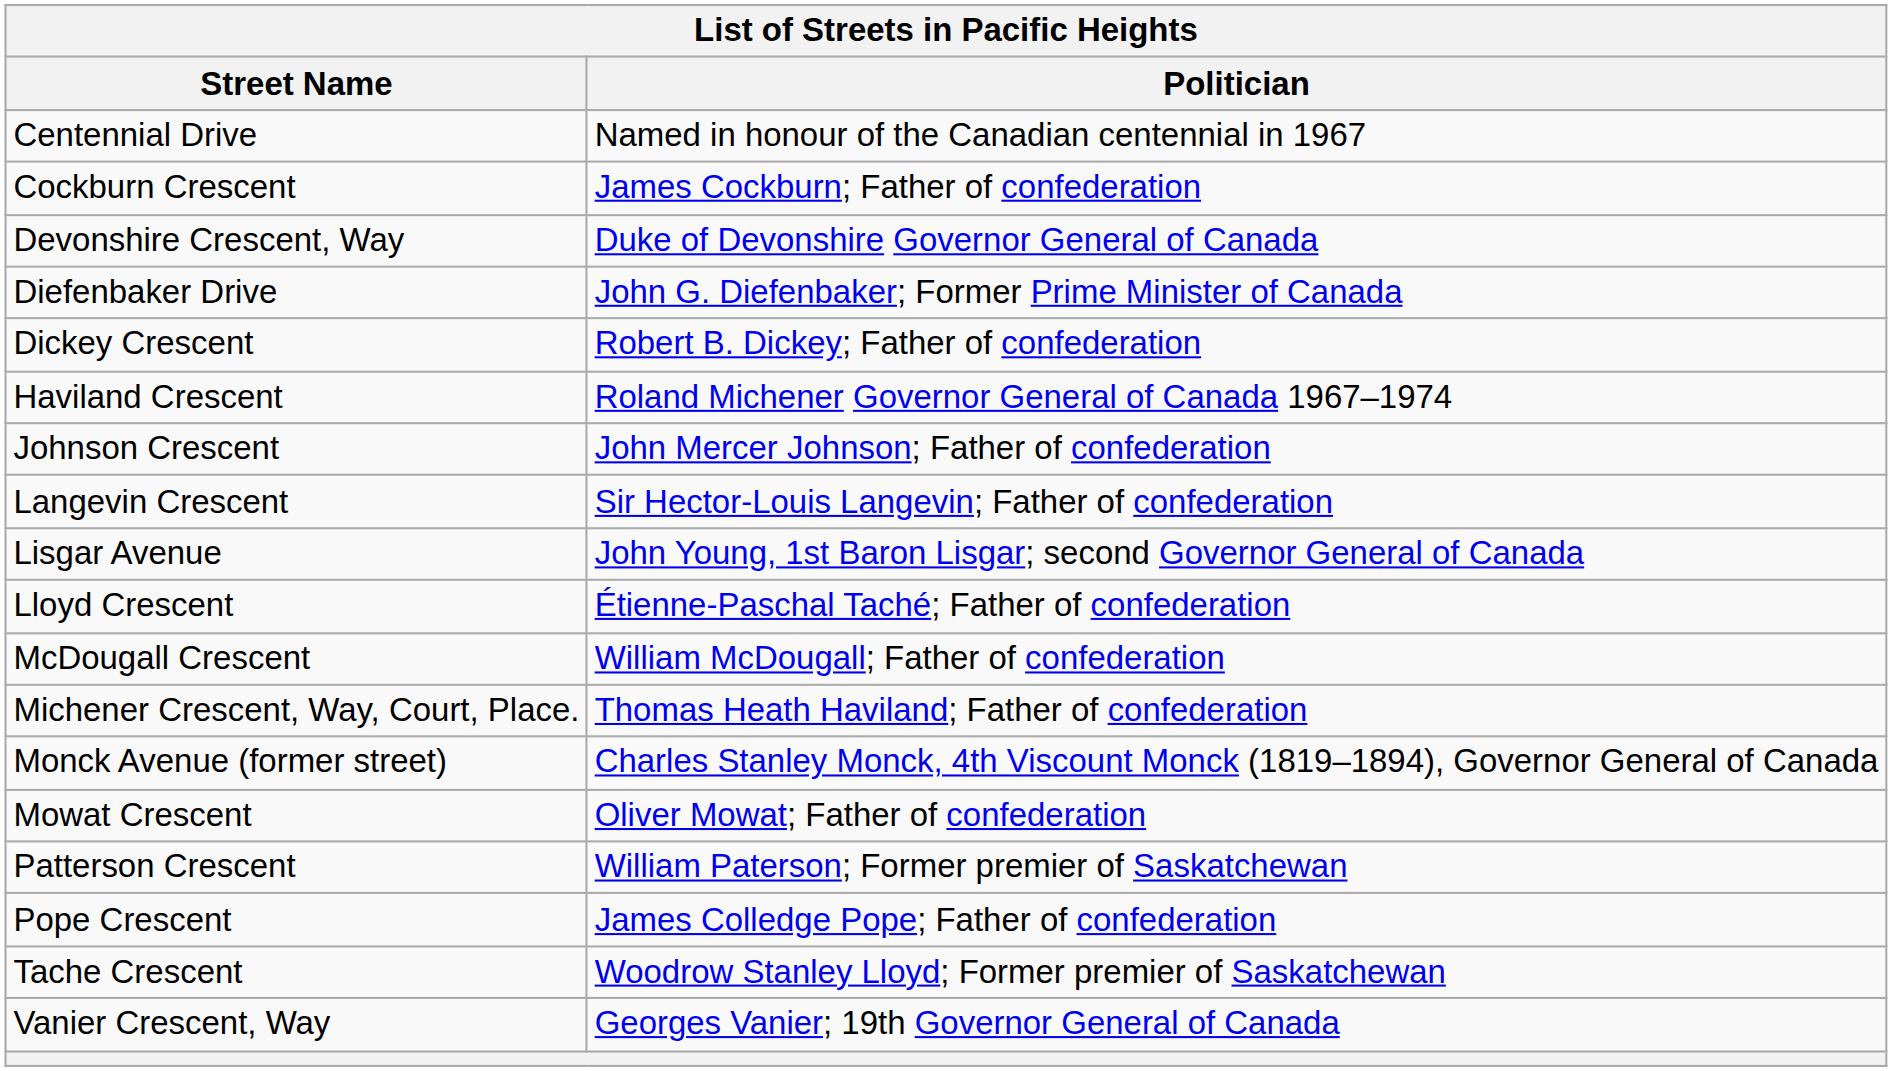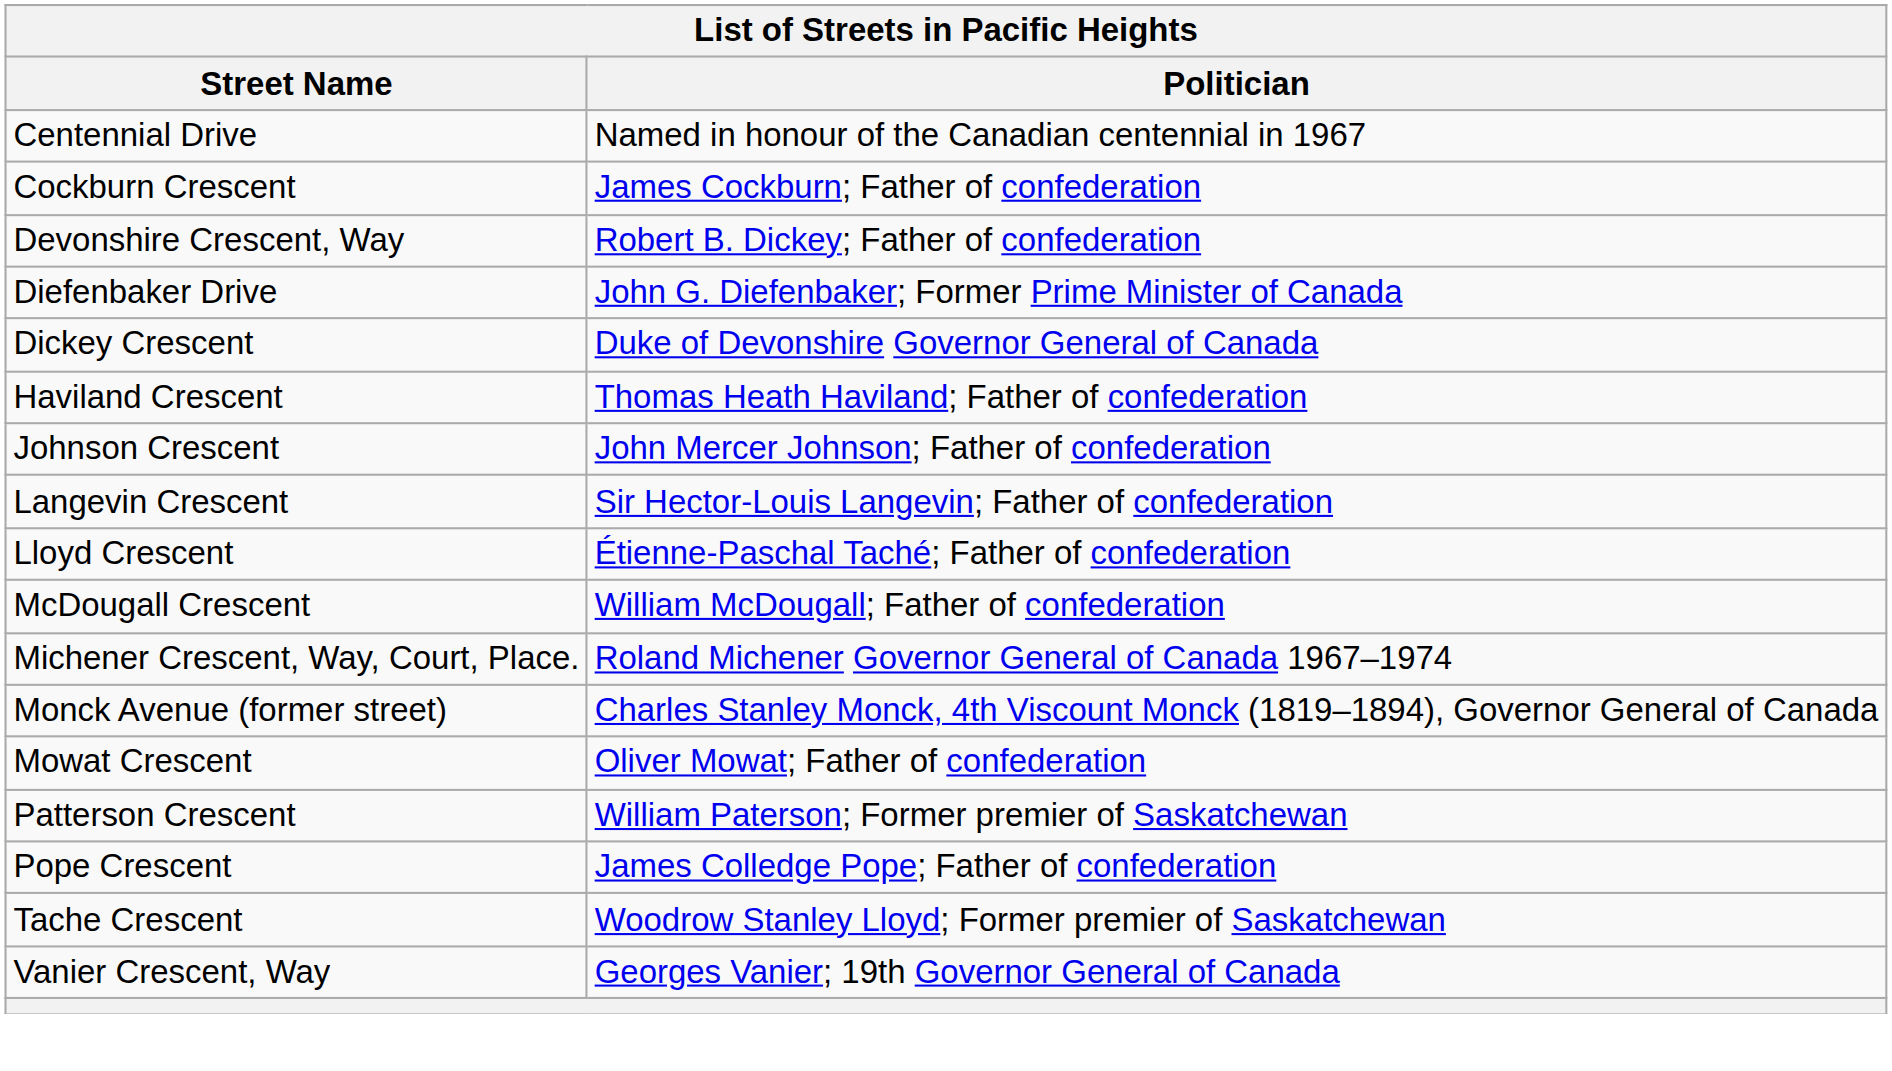(957, 239) Duke of Devonshire Governor General of Canada -> (898, 239) Robert B. Dickey; Father of confederation
(898, 344) Robert B. Dickey; Father of confederation -> (957, 344) Duke of Devonshire Governor General of Canada
(1023, 396) Roland Michener Governor General of Canada 1967–1974 -> (951, 396) Thomas Heath Haviland; Father of confederation
- row: (118, 553)
(951, 710) Thomas Heath Haviland; Father of confederation -> (1023, 657) Roland Michener Governor General of Canada 1967–1974
